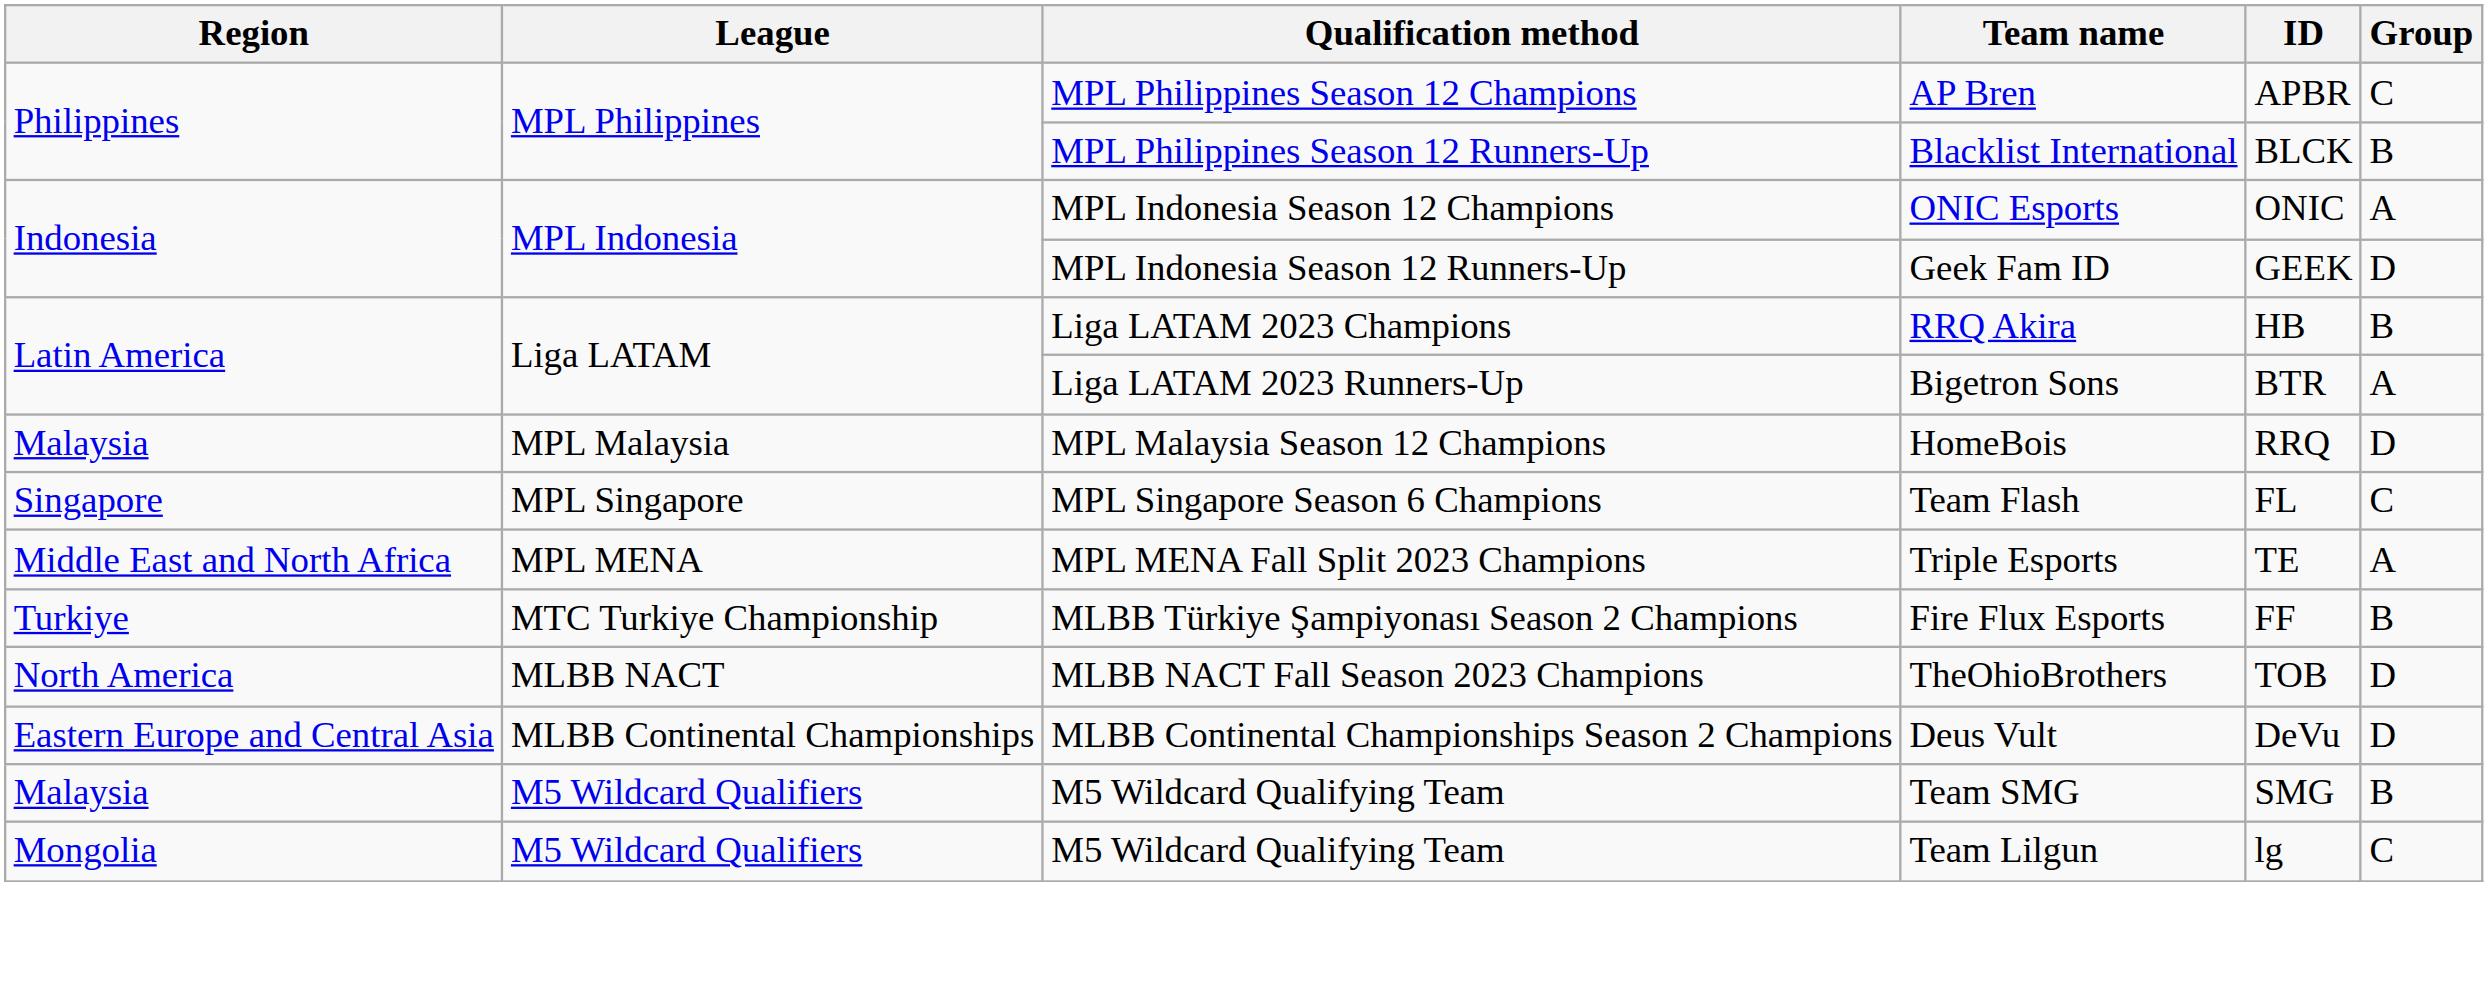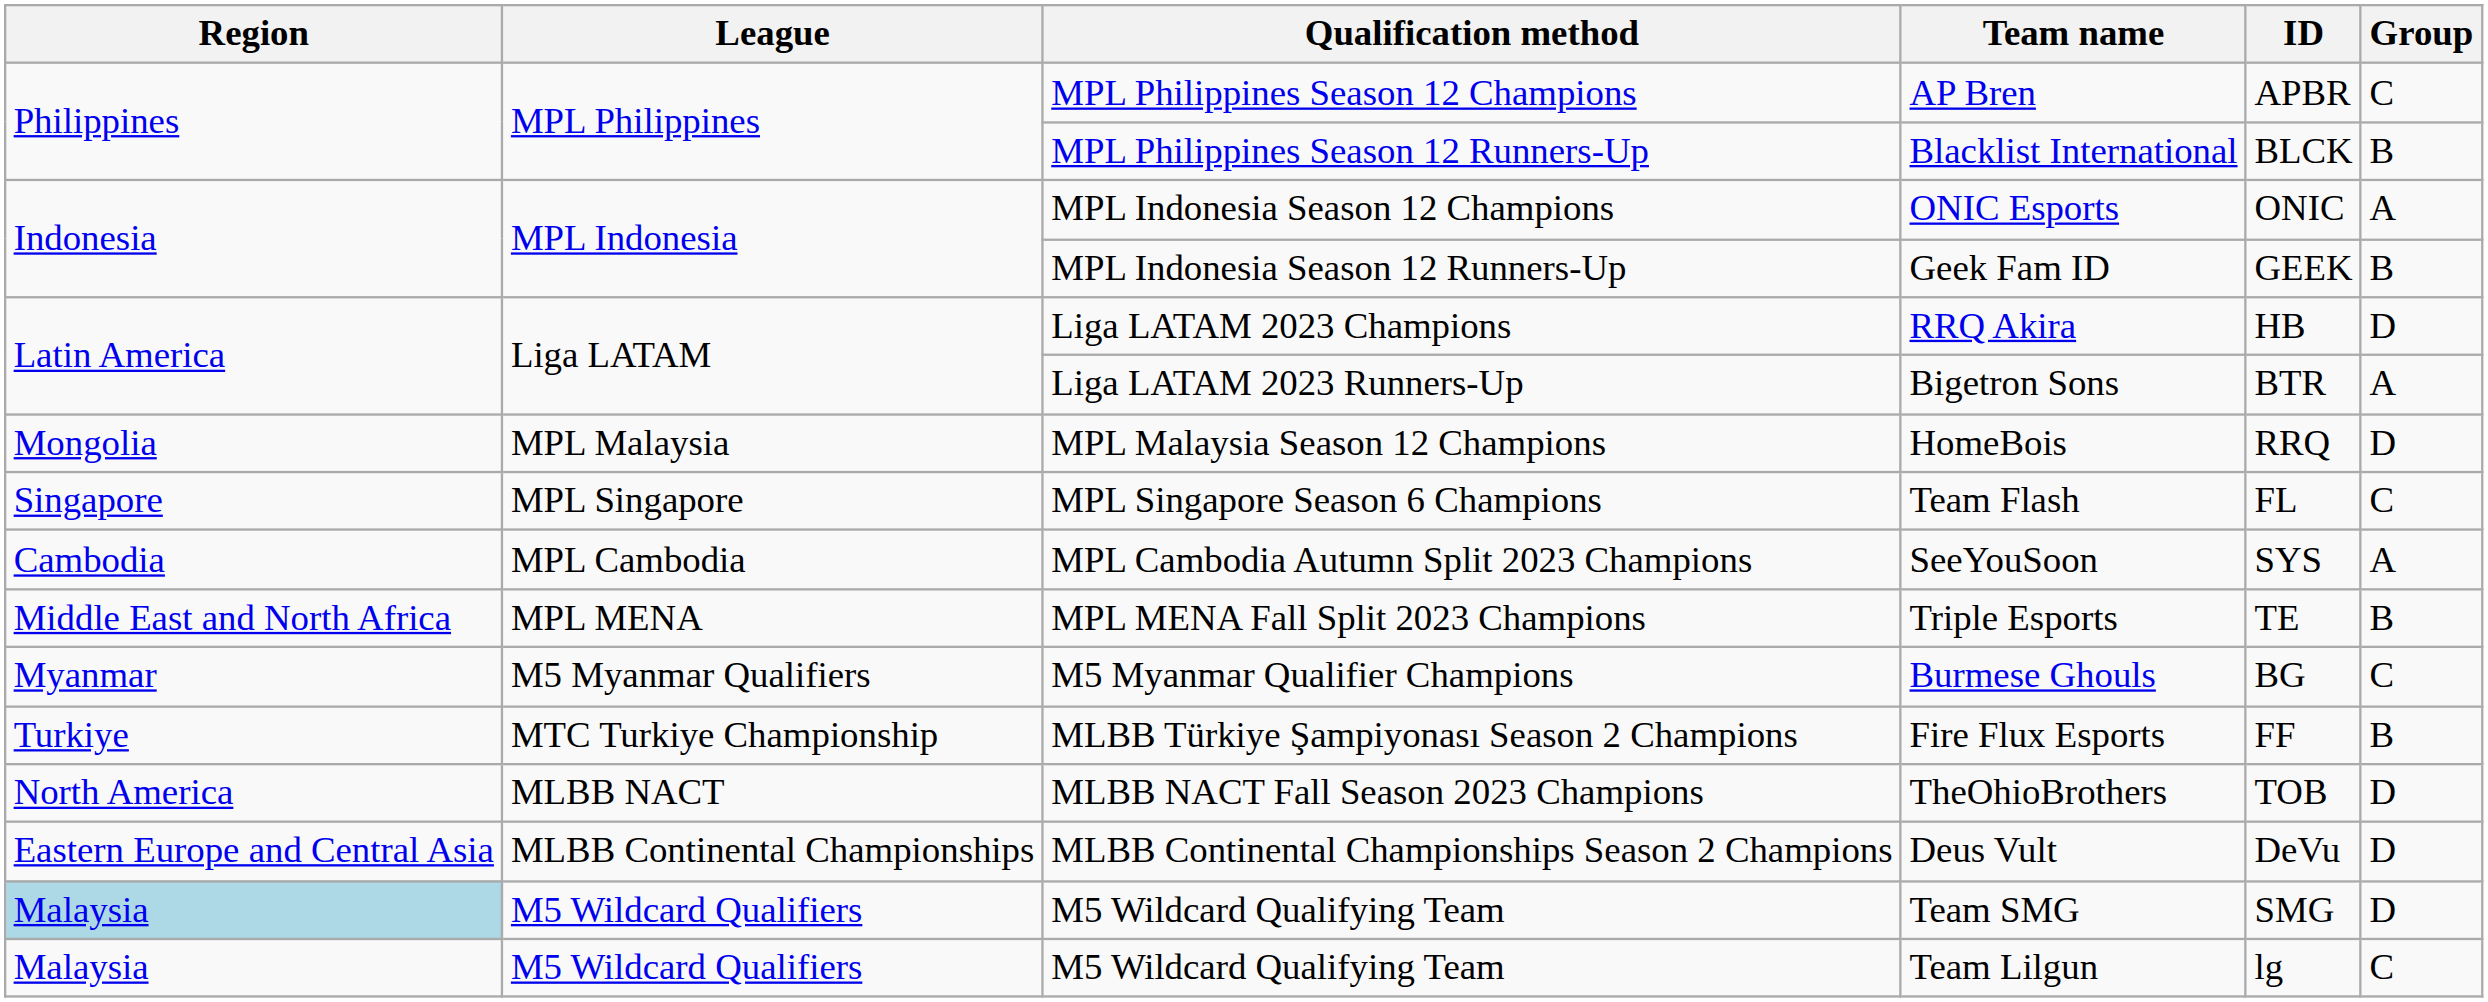(2383, 267) D -> (2382, 267) B
(2382, 325) B -> (2383, 325) D
(81, 442) Malaysia -> (85, 442) Mongolia
+ row: (2004, 558)
(2383, 558) A -> (2382, 617) B
+ row: (2033, 675)
(81, 792) no background -> (81, 909) lightblue background
(2382, 792) B -> (2383, 909) D
(85, 850) Mongolia -> (81, 967) Malaysia
